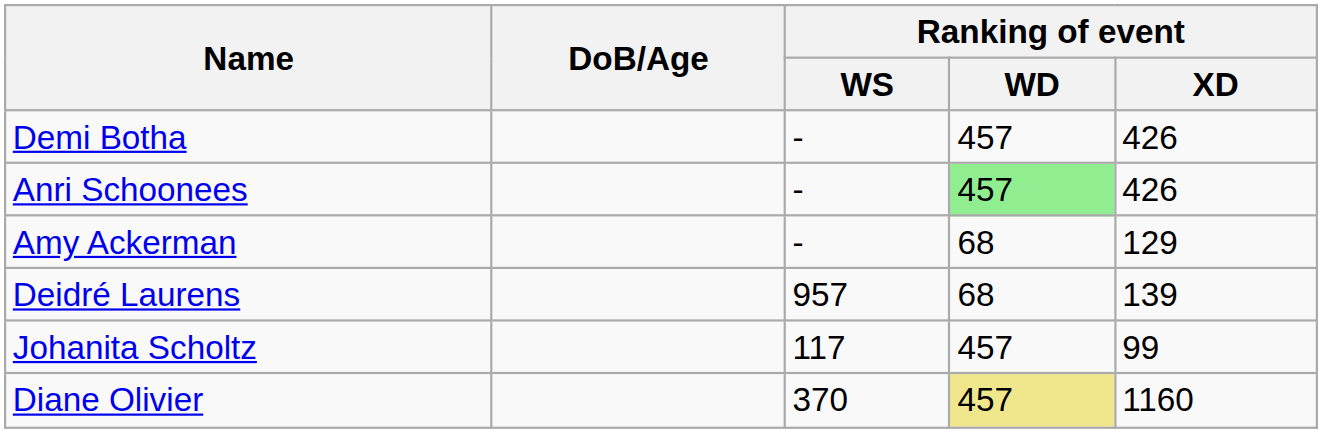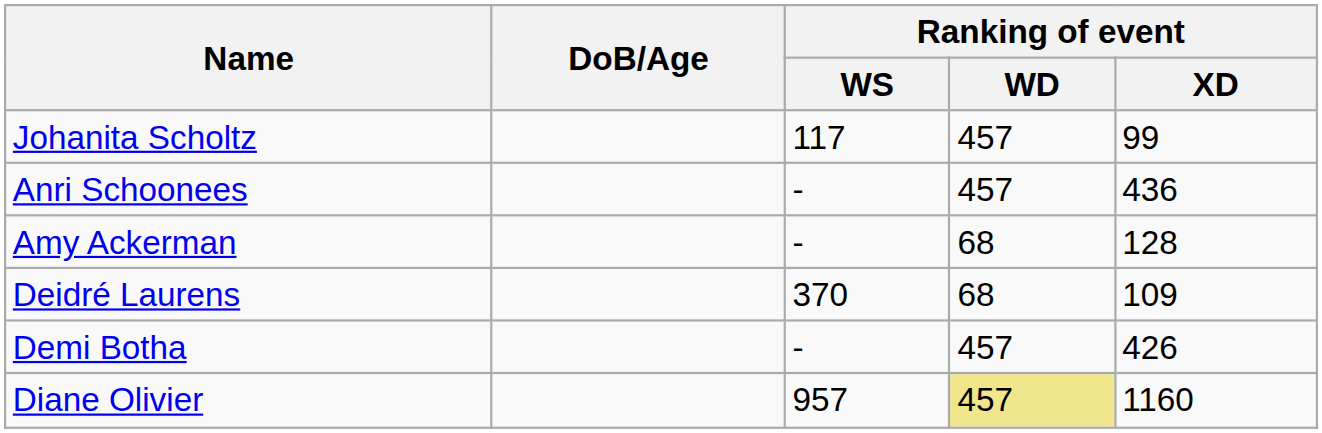rows swapped: (135, 348) <-> (100, 137)
(985, 190) lightgreen background -> (985, 190) no background
(1150, 190) 426 -> (1150, 190) 436
(1150, 242) 129 -> (1150, 242) 128
(820, 295) 957 -> (820, 295) 370
(1150, 295) 139 -> (1150, 295) 109
(820, 401) 370 -> (820, 401) 957
